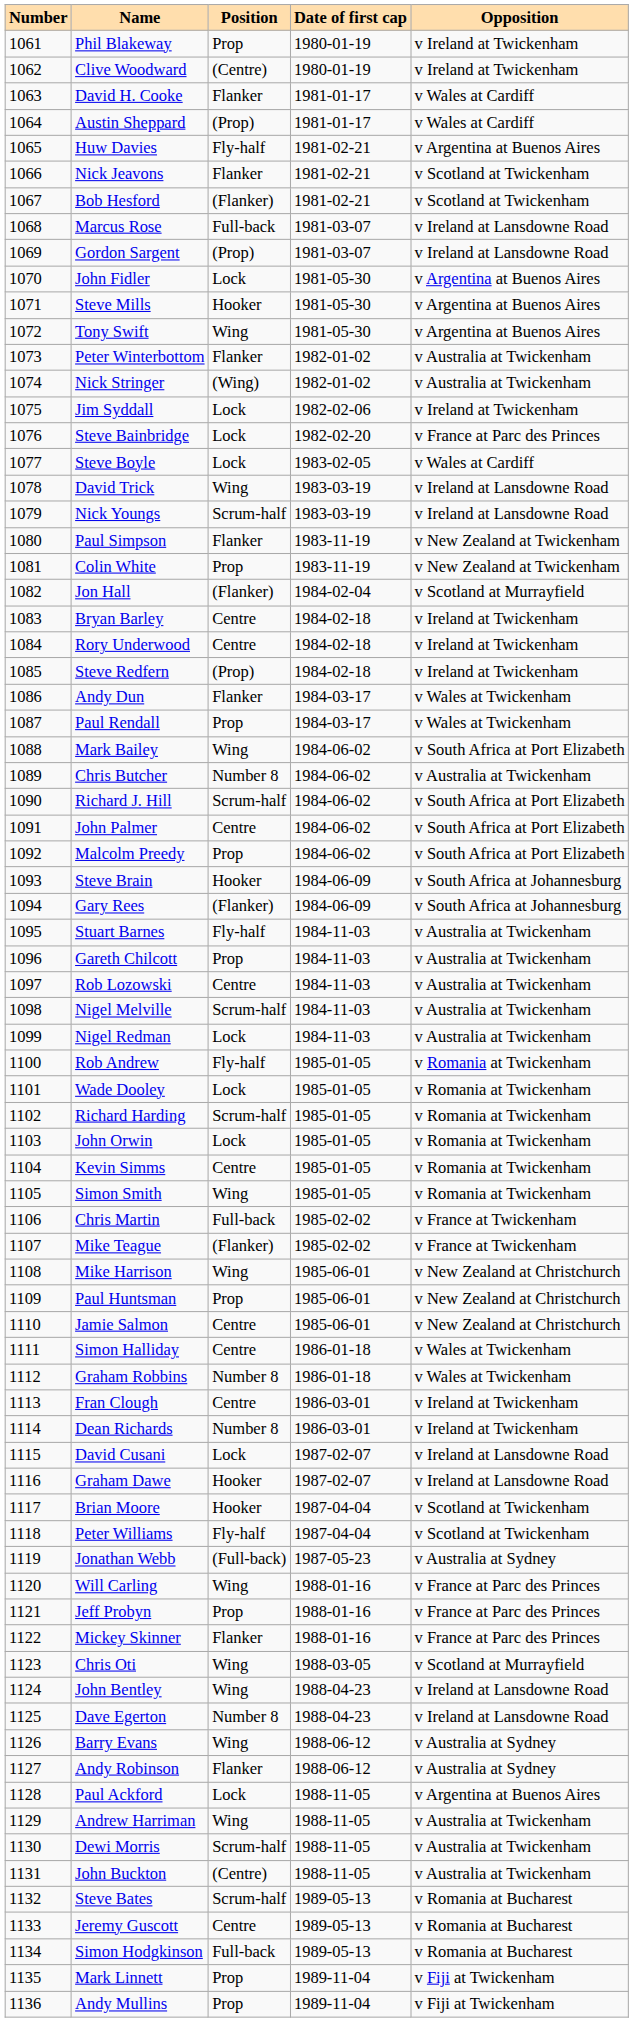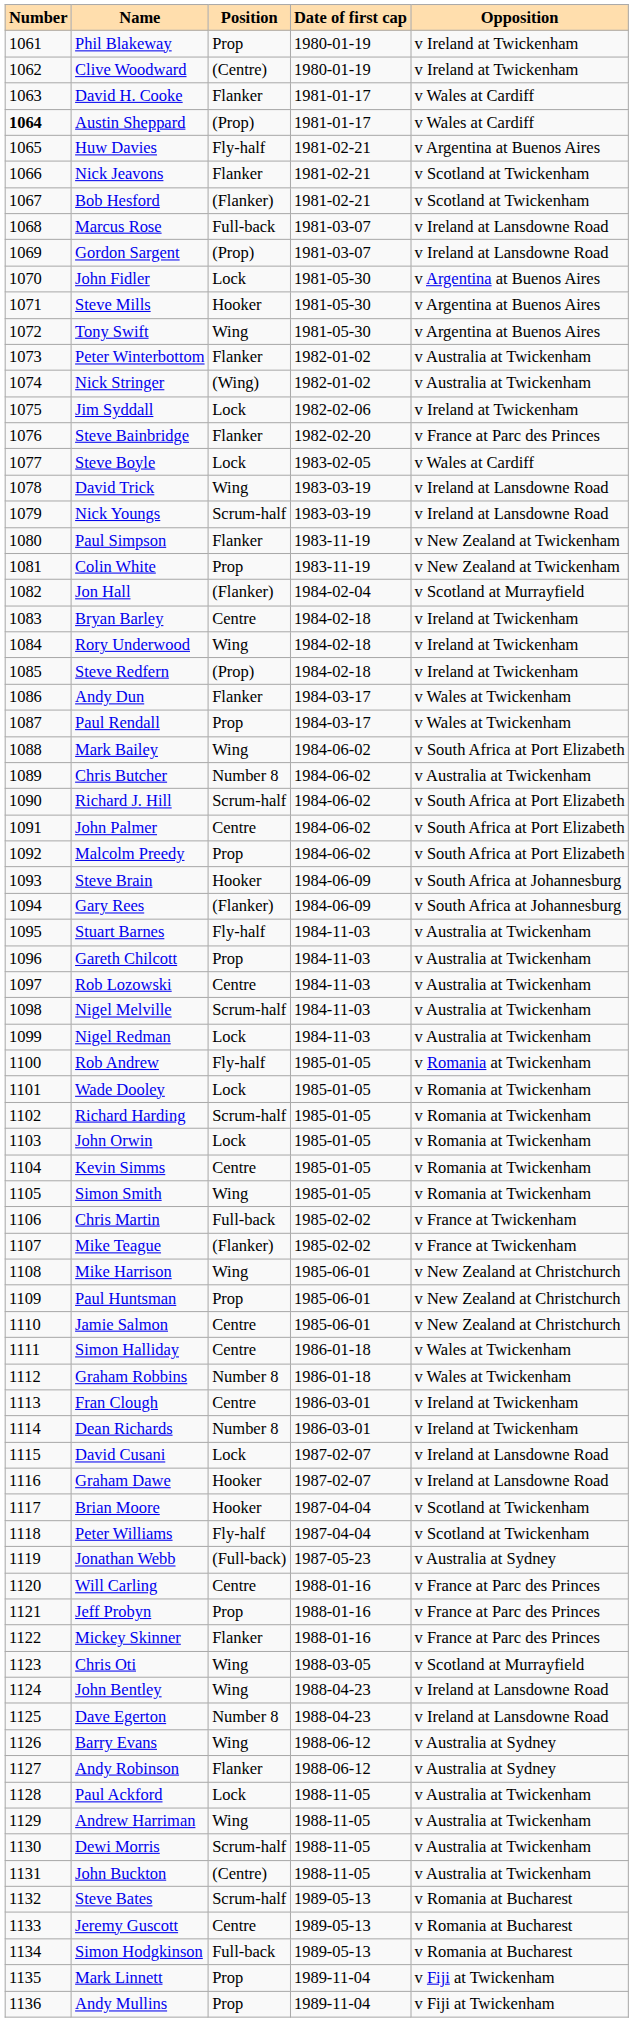(25, 122) normal -> (25, 122) bold
(229, 435) Lock -> (237, 435) Flanker
(234, 644) Centre -> (230, 644) Wing
(230, 1585) Wing -> (234, 1585) Centre
(507, 1794) v Argentina at Buenos Aires -> (503, 1794) v Australia at Twickenham
